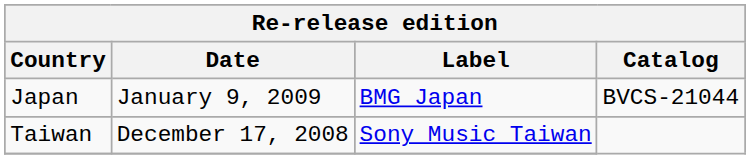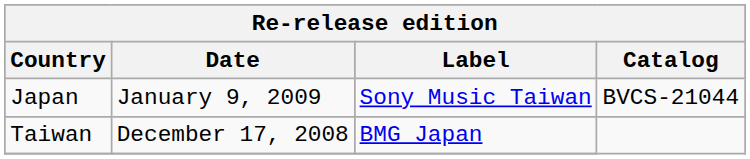(421, 98) BMG Japan -> (476, 98) Sony Music Taiwan
(476, 135) Sony Music Taiwan -> (421, 135) BMG Japan
